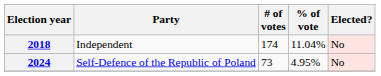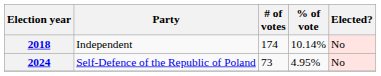(308, 44) 11.04% -> (308, 44) 10.14%
